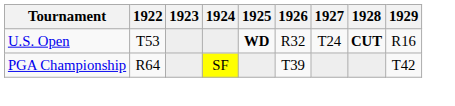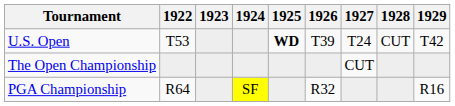(293, 41) R32 -> (323, 41) T39
(366, 41) bold -> (396, 41) normal
(404, 41) R16 -> (432, 41) T42
+ row: (82, 65)
(293, 65) T39 -> (323, 89) R32
(404, 65) T42 -> (432, 89) R16
